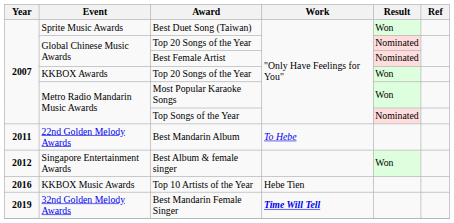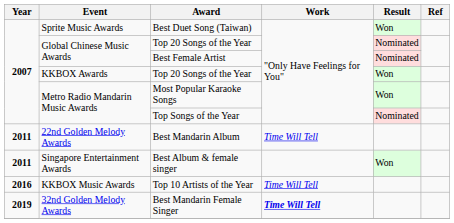(280, 137) To Hebe -> (291, 137) Time Will Tell
(22, 163) 2012 -> (22, 163) 2011
(284, 184) Hebe Tien -> (291, 184) Time Will Tell
